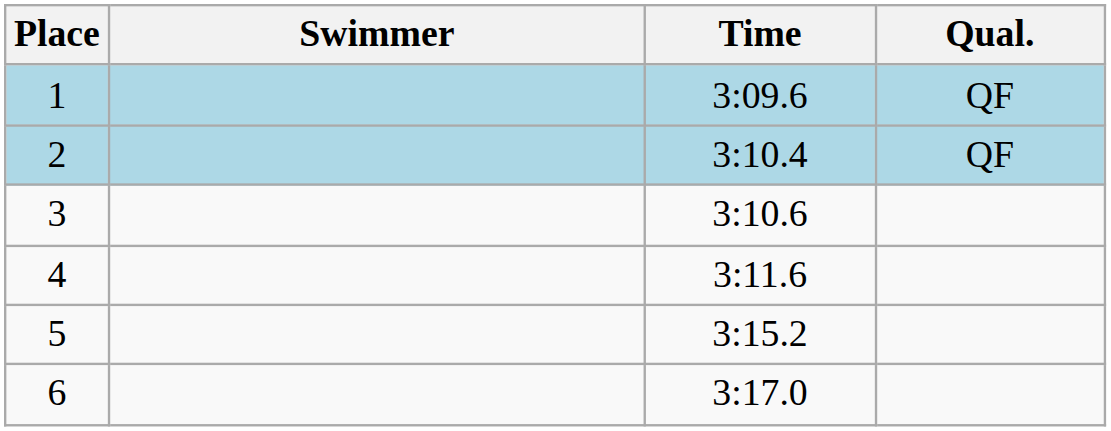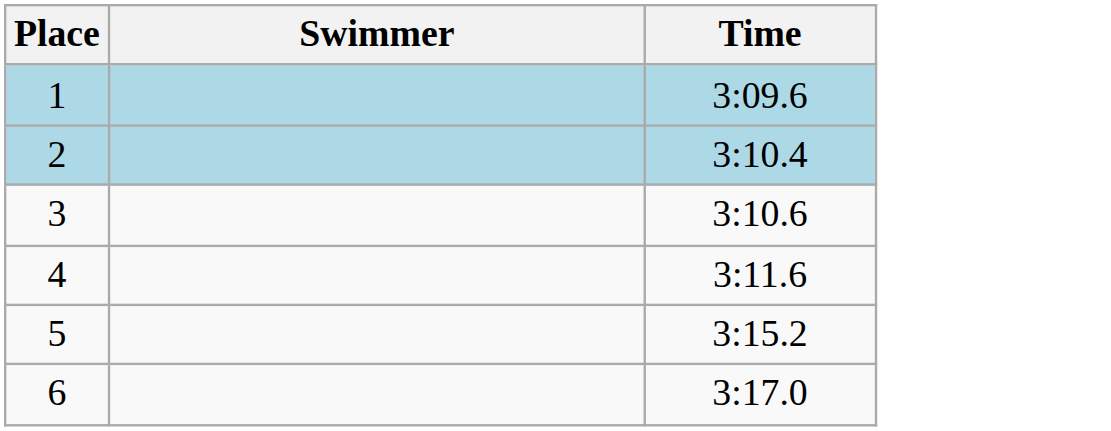- column: (990, 34)
